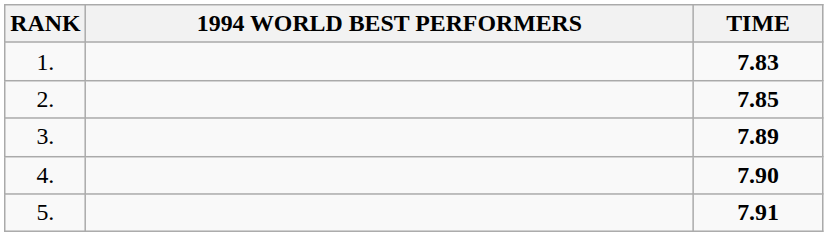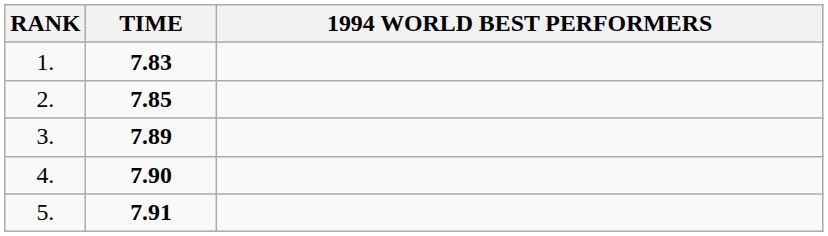columns swapped: (389, 23) <-> (758, 23)
